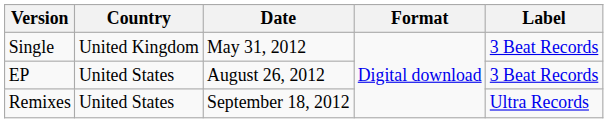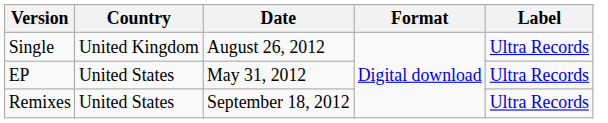(257, 46) May 31, 2012 -> (266, 46) August 26, 2012
(544, 46) 3 Beat Records -> (539, 46) Ultra Records
(266, 74) August 26, 2012 -> (257, 74) May 31, 2012
(544, 74) 3 Beat Records -> (539, 74) Ultra Records
